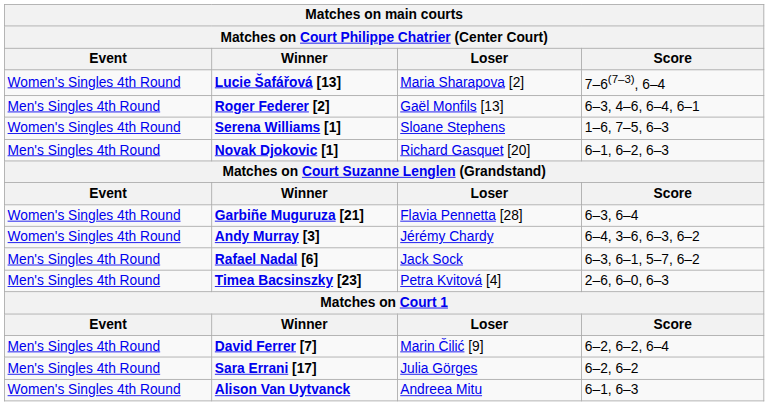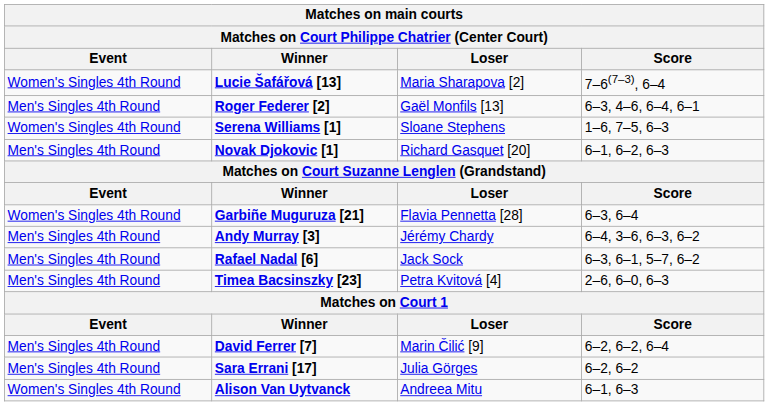(94, 237) Women's Singles 4th Round -> (84, 237) Men's Singles 4th Round
